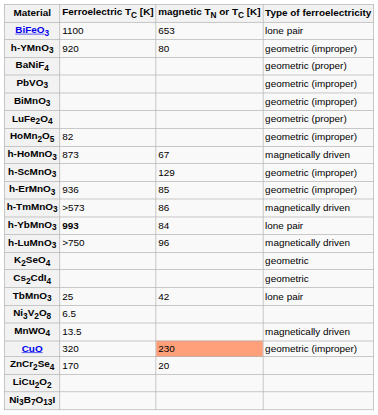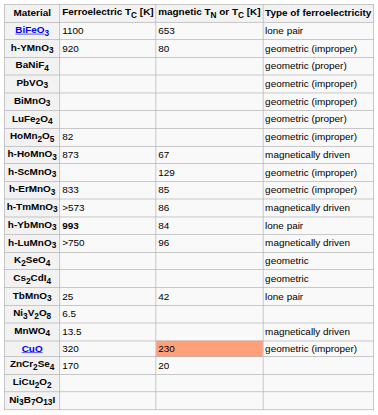(70, 190) 936 -> (70, 190) 833
